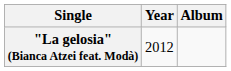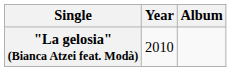(159, 46) 2012 -> (159, 46) 2010
